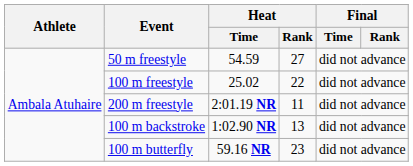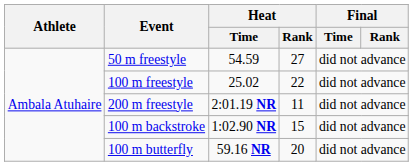(297, 127) 13 -> (297, 127) 15
(297, 150) 23 -> (297, 150) 20
